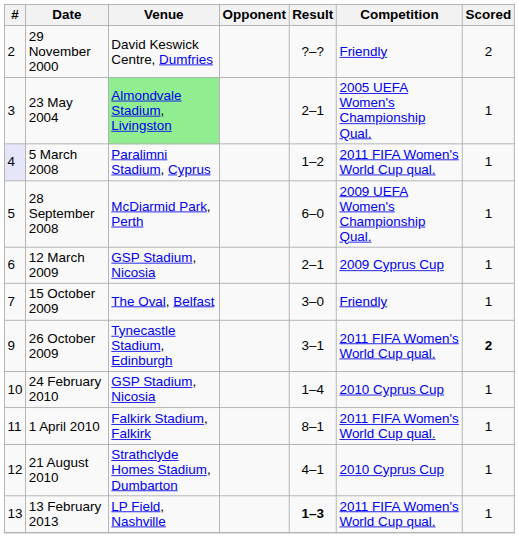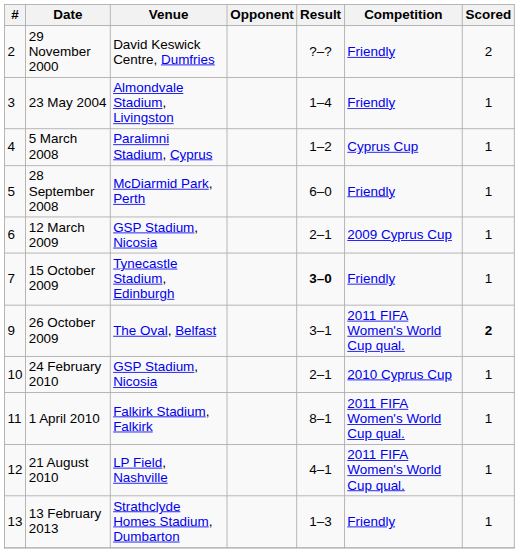(146, 110) lightgreen background -> (148, 103) no background
(313, 110) 2–1 -> (321, 103) 1–4
(382, 110) 2005 UEFA Women's Championship Qual. -> (371, 103) Friendly
(11, 162) lavender background -> (11, 147) no background
(399, 162) 2011 FIFA Women's World Cup qual. -> (383, 147) Cyprus Cup
(382, 213) 2009 UEFA Women's Championship Qual. -> (371, 191) Friendly
(163, 301) The Oval, Belfast -> (145, 279) Tynecastle Stadium, Edinburgh
(313, 301) normal -> (321, 279) bold
(143, 345) Tynecastle Stadium, Edinburgh -> (165, 330) The Oval, Belfast
(313, 389) 1–4 -> (321, 374) 2–1
(161, 470) Strathclyde Homes Stadium, Dumbarton -> (140, 470) LP Field, Nashville
(392, 470) 2010 Cyprus Cup -> (394, 470) 2011 FIFA Women's World Cup qual.
(139, 514) LP Field, Nashville -> (163, 521) Strathclyde Homes Stadium, Dumbarton
(313, 514) bold -> (321, 521) normal
(399, 514) 2011 FIFA Women's World Cup qual. -> (371, 521) Friendly
